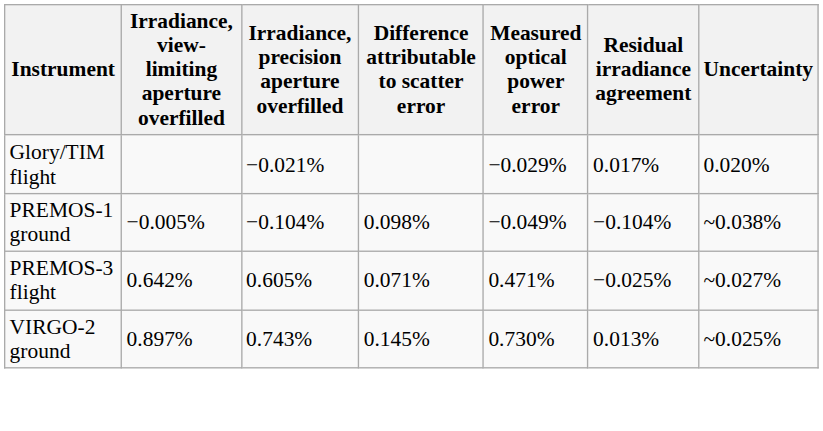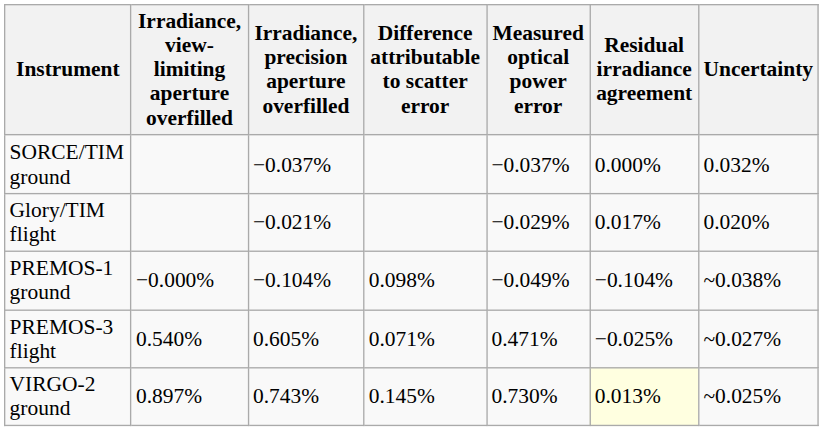+ row: (67, 164)
(166, 222) −0.005% -> (175, 280) −0.000%
(160, 280) 0.642% -> (169, 338) 0.540%
(626, 338) no background -> (628, 396) lightyellow background
